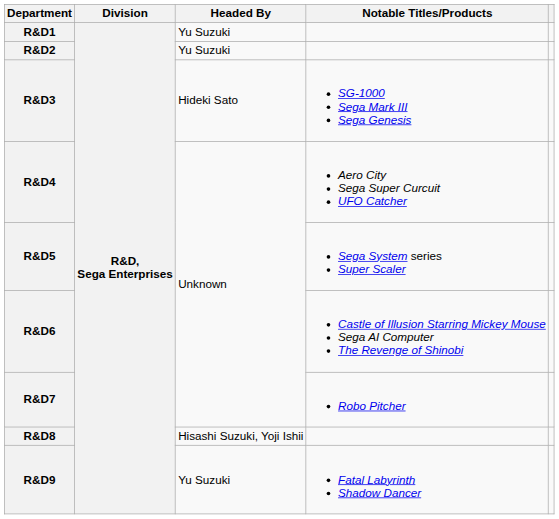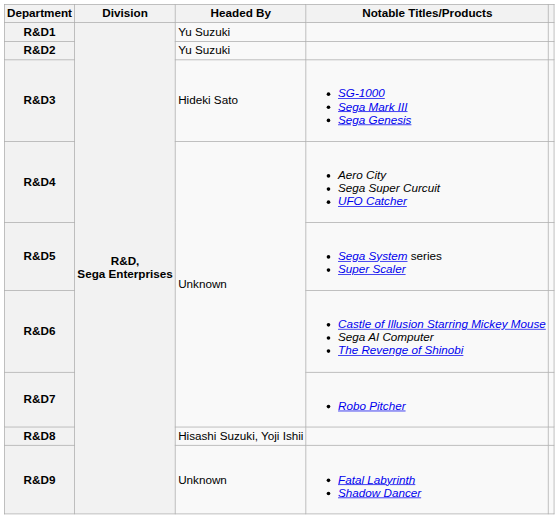(204, 479) Yu Suzuki -> (203, 479) Unknown
